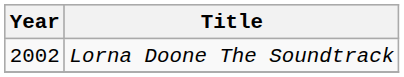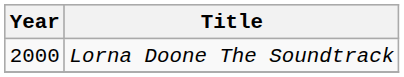(35, 56) 2002 -> (35, 56) 2000
